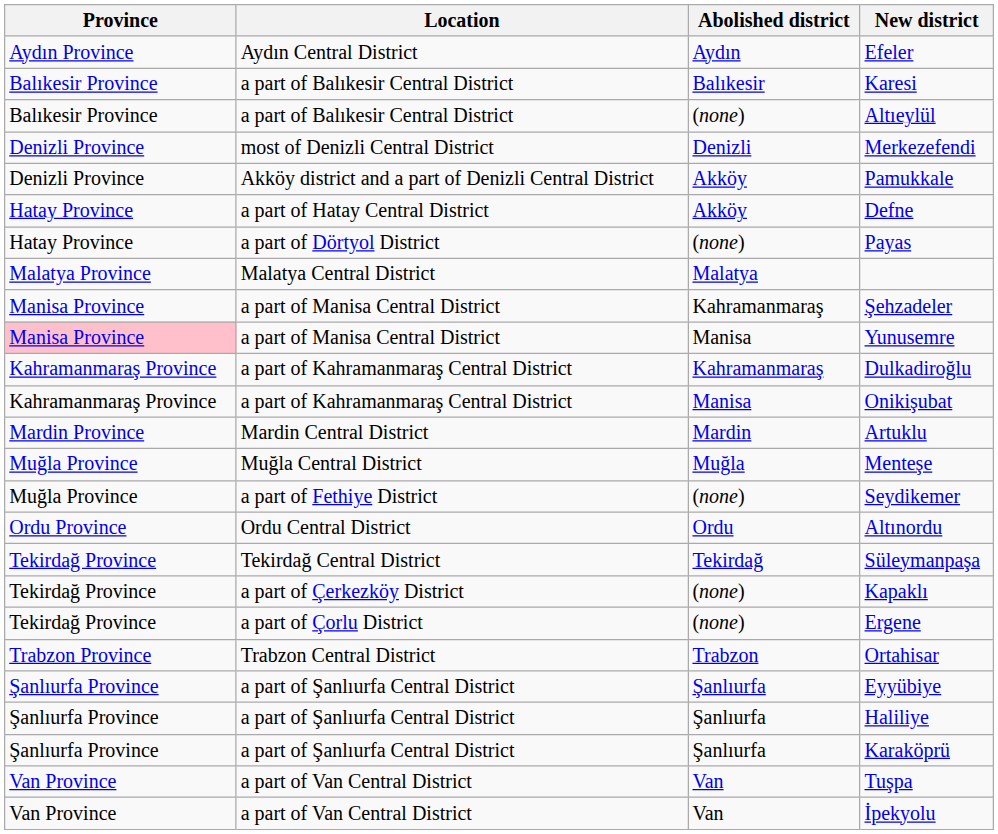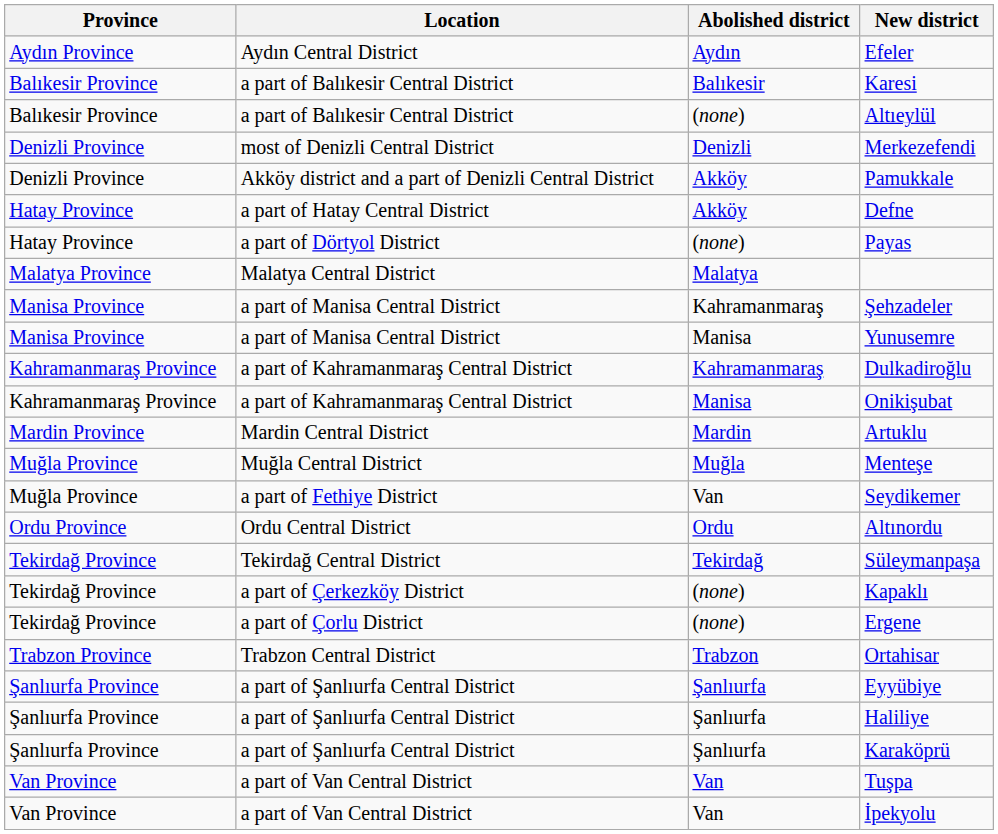(77, 337) pink background -> (77, 337) no background
(719, 496) (none) -> (708, 496) Van
